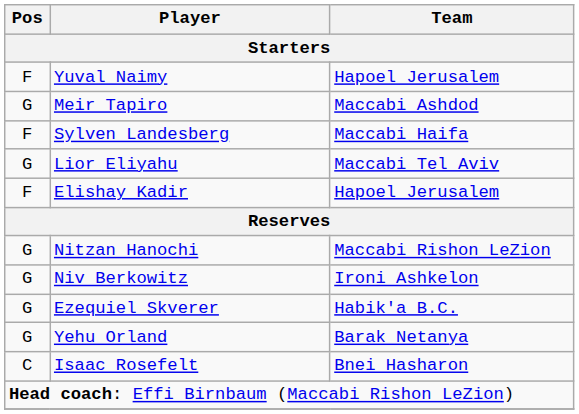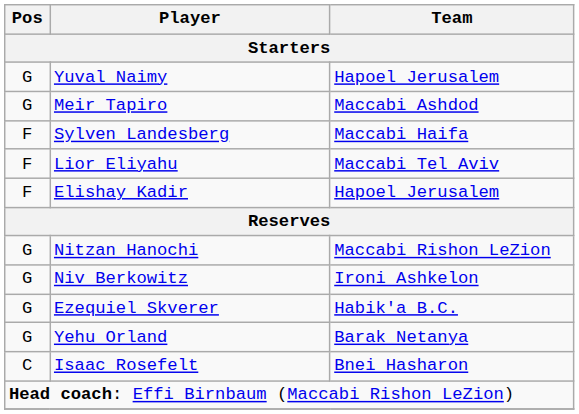(27, 77) F -> (27, 77) G
(27, 163) G -> (27, 163) F
